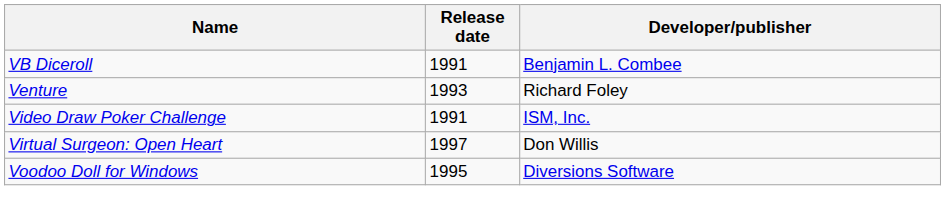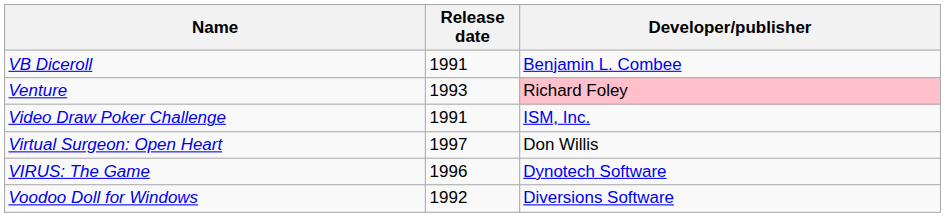(576, 90) no background -> (576, 90) pink background
+ row: (79, 171)
(448, 171) 1995 -> (448, 198) 1992
